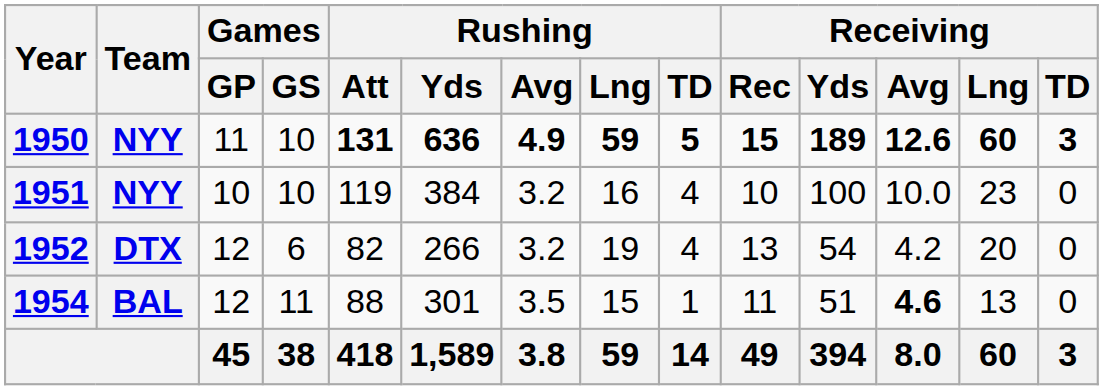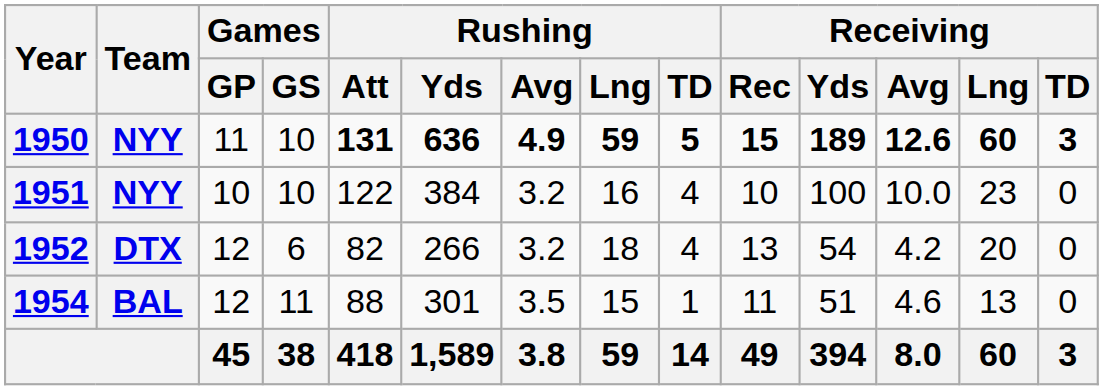(365, 193) 119 -> (365, 193) 122
(620, 247) 19 -> (620, 247) 18
(918, 301) bold -> (918, 301) normal
